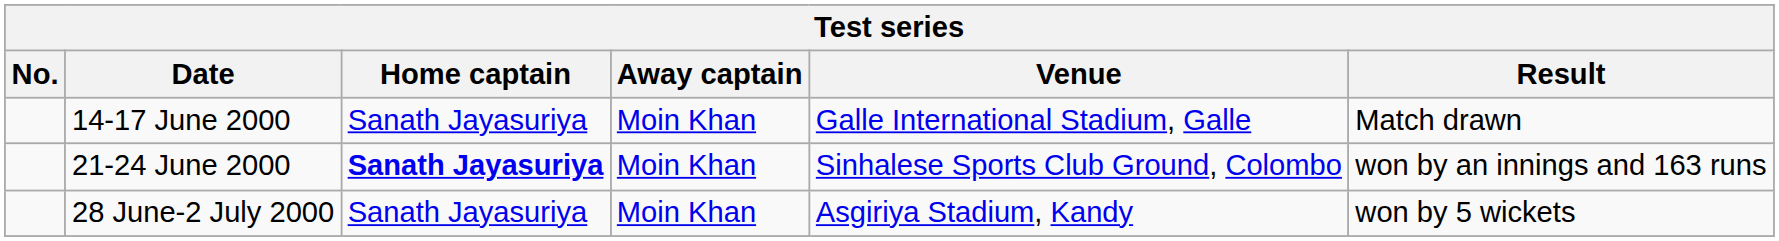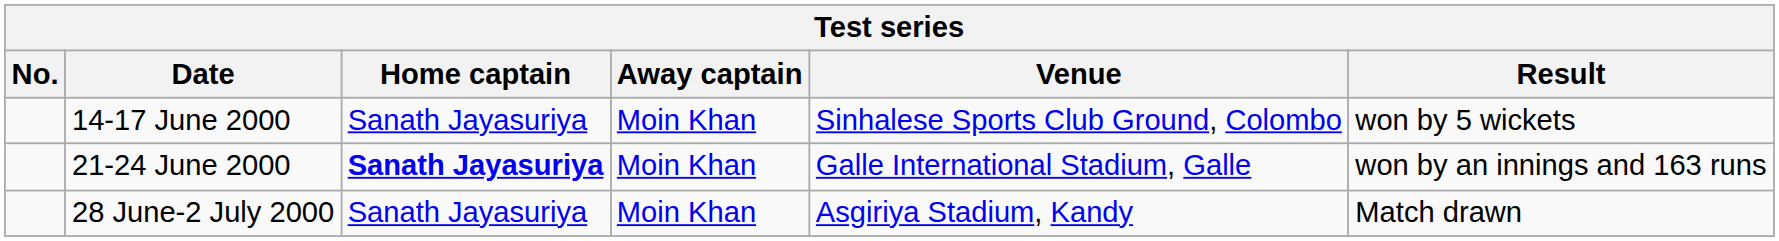(1034, 119) Galle International Stadium, Galle -> (1079, 119) Sinhalese Sports Club Ground, Colombo
(1439, 119) Match drawn -> (1465, 119) won by 5 wickets
(1079, 166) Sinhalese Sports Club Ground, Colombo -> (1034, 166) Galle International Stadium, Galle
(1465, 212) won by 5 wickets -> (1439, 212) Match drawn
